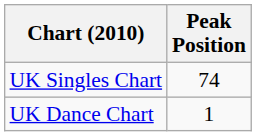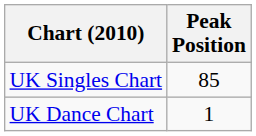(209, 79) 74 -> (209, 79) 85
